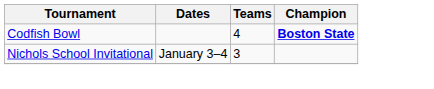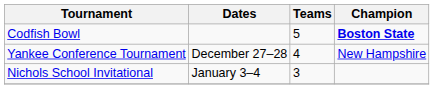(237, 34) 4 -> (297, 34) 5
+ row: (97, 53)
